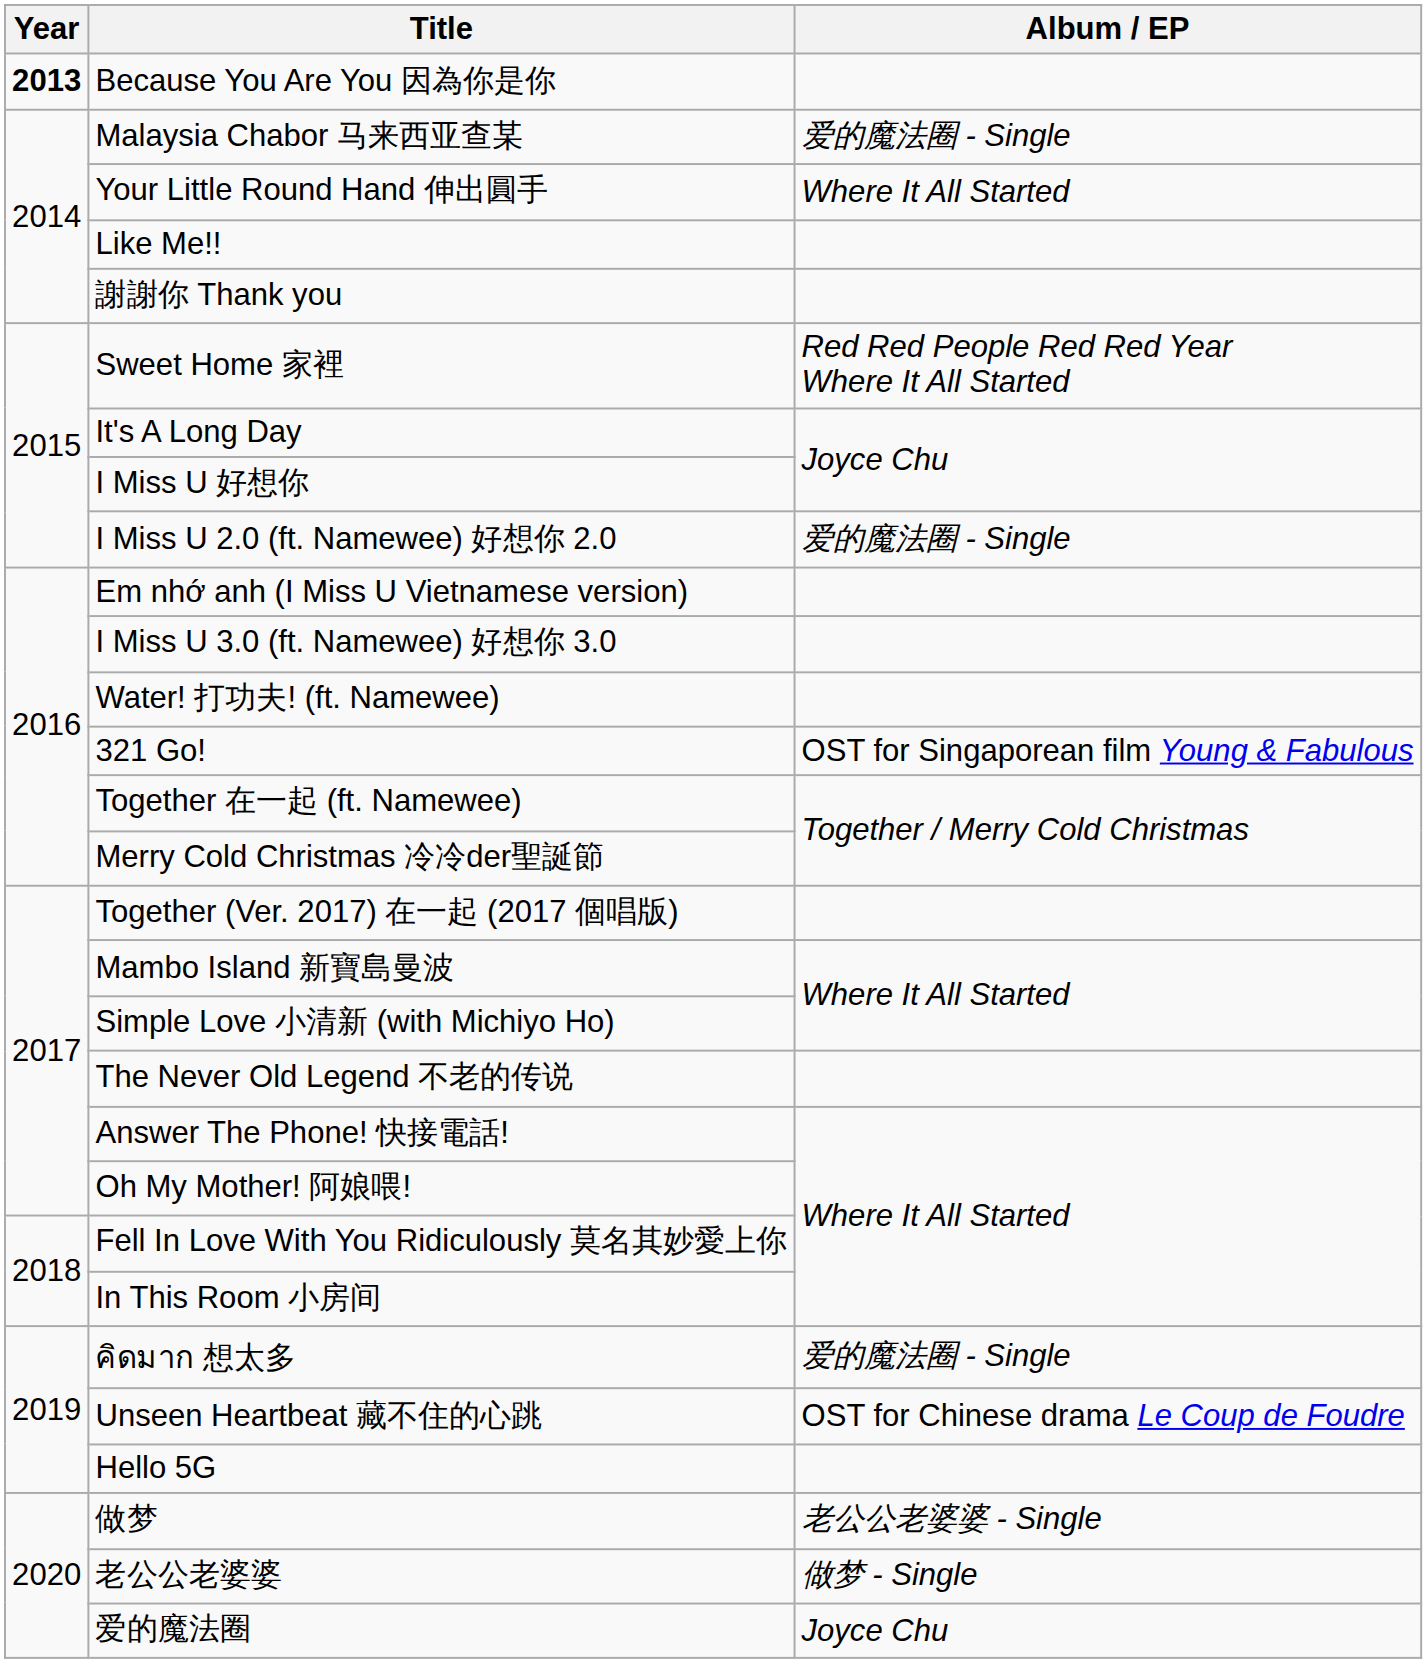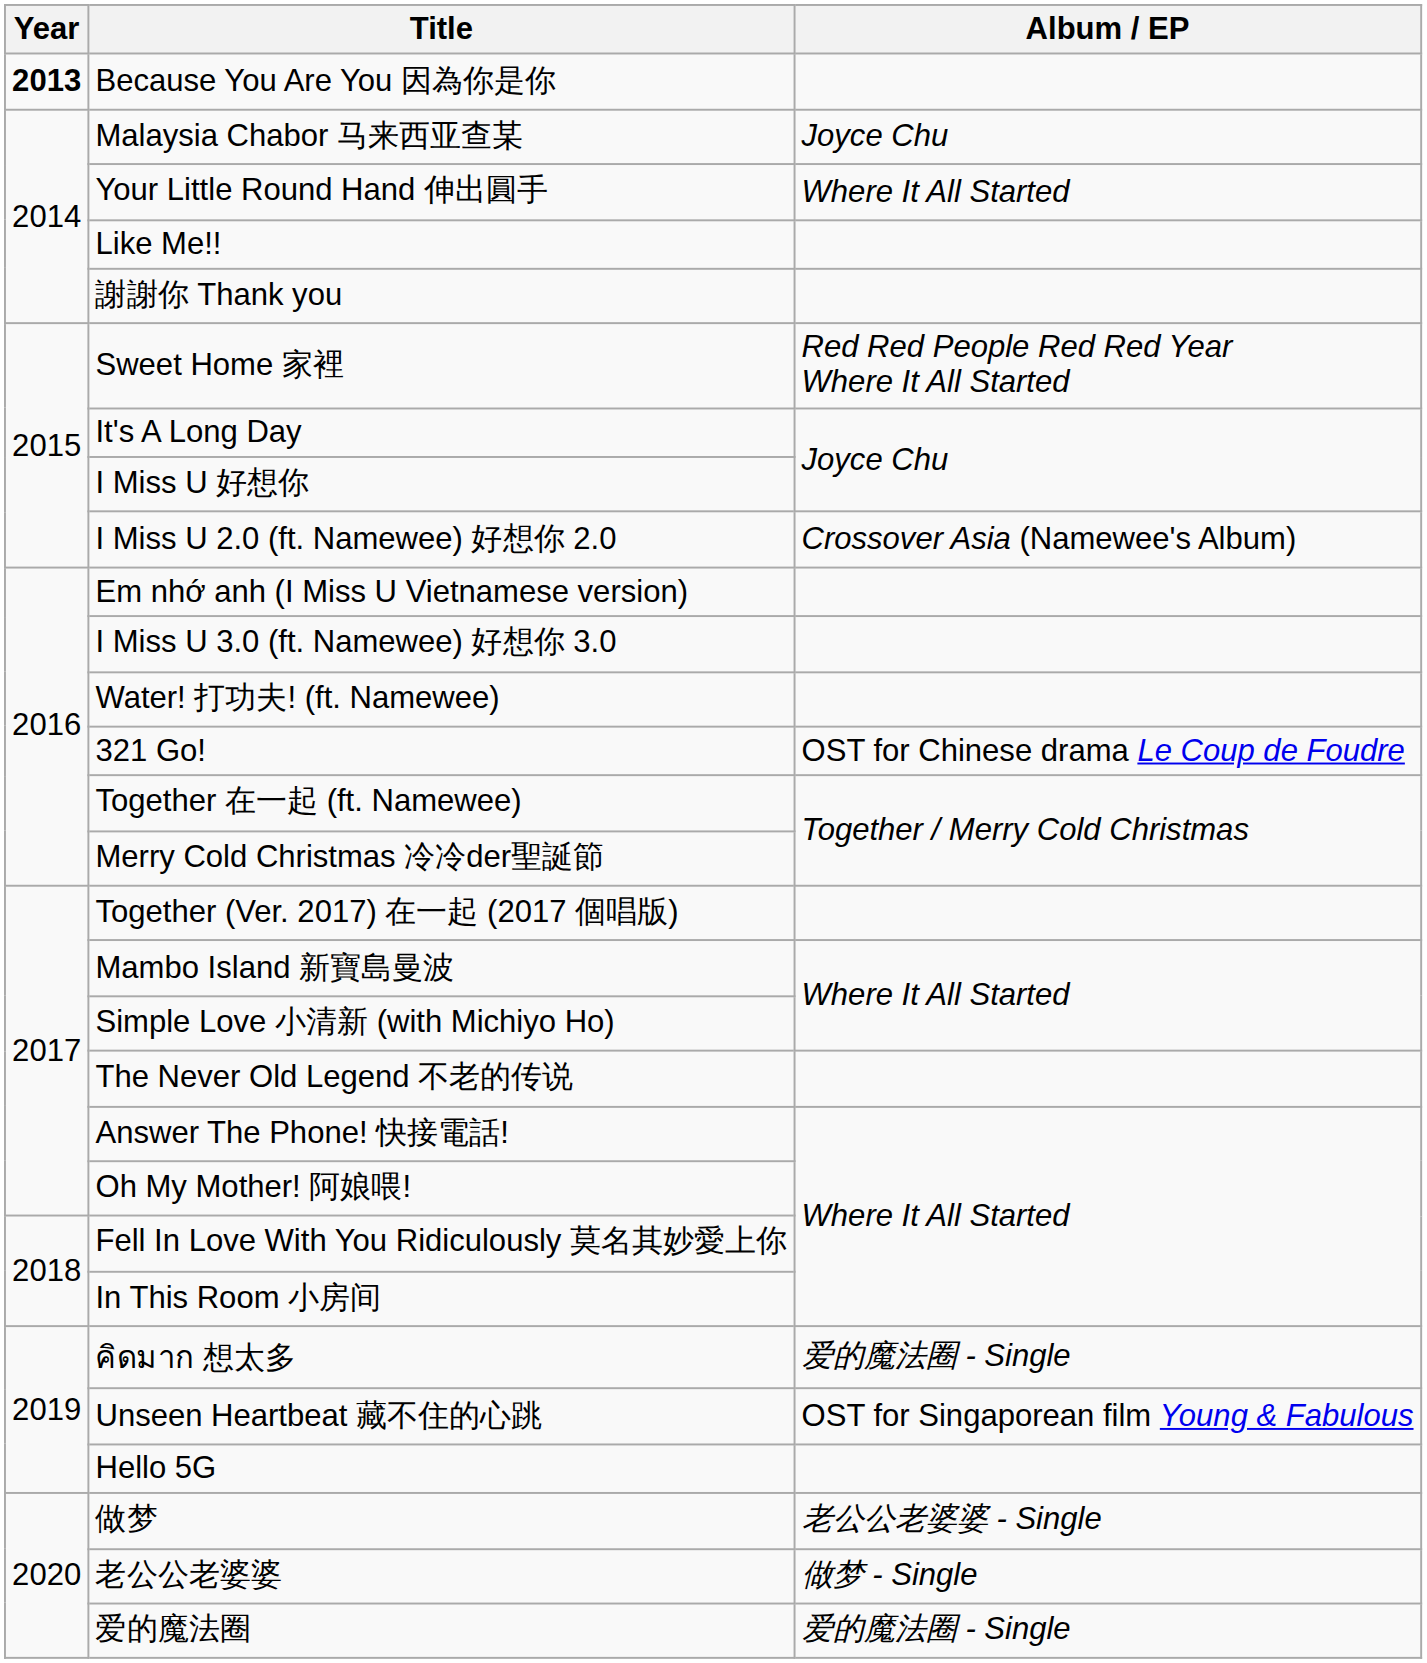(936, 135) 爱的魔法圈 - Single -> (875, 136) Joyce Chu
(936, 538) 爱的魔法圈 - Single -> (1049, 539) Crossover Asia (Namewee's Album)
(1108, 750) OST for Singaporean film Young & Fabulous -> (1103, 750) OST for Chinese drama Le Coup de Foudre
(1103, 1415) OST for Chinese drama Le Coup de Foudre -> (1108, 1415) OST for Singaporean film Young & Fabulous
(875, 1630) Joyce Chu -> (936, 1629) 爱的魔法圈 - Single
